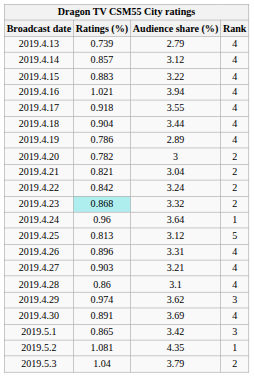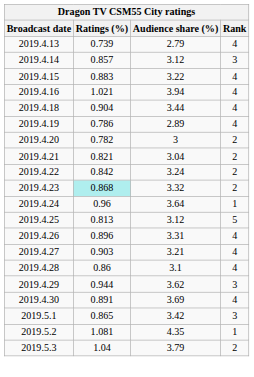(235, 60) 4 -> (235, 60) 3
- row: (39, 108)
(102, 300) 0.974 -> (102, 284) 0.944
